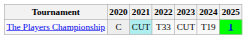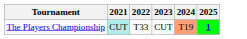- column: (118, 12)
(208, 27) no background -> (186, 27) lightsalmon background
